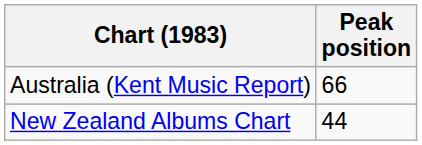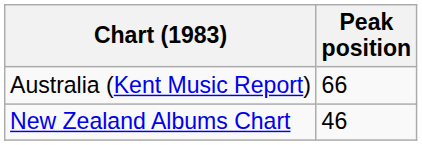(334, 121) 44 -> (334, 121) 46
